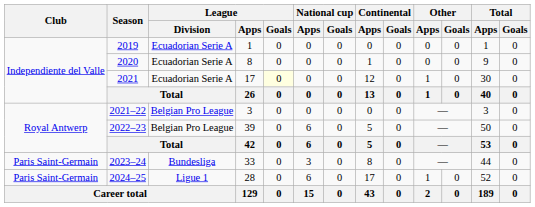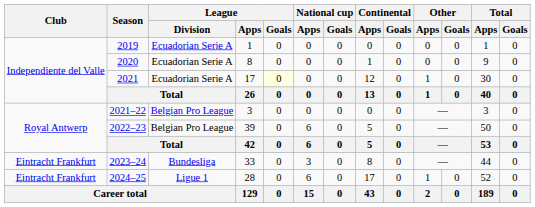(56, 161) Paris Saint-Germain -> (56, 161) Eintracht Frankfurt
(56, 177) Paris Saint-Germain -> (56, 177) Eintracht Frankfurt
